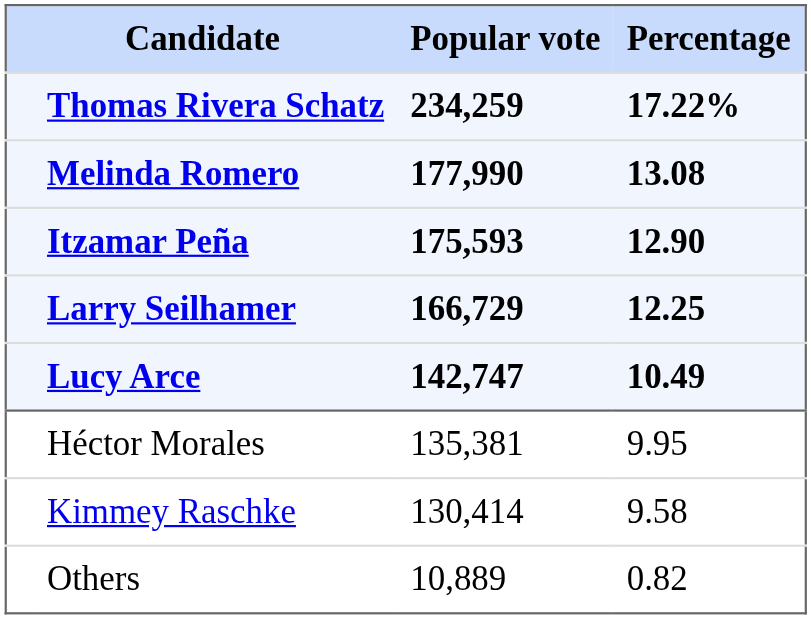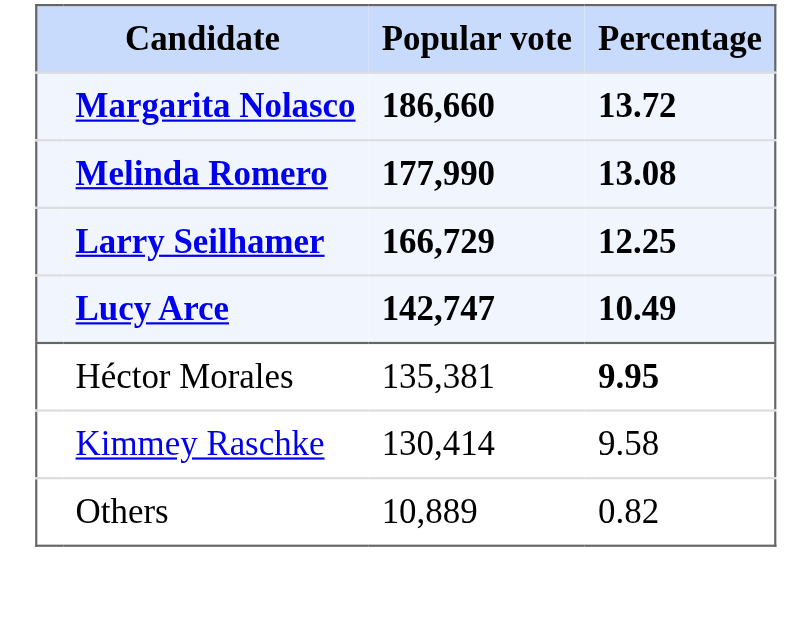- row: (216, 105)
+ row: (216, 105)
- row: (148, 241)
(657, 443) normal -> (629, 376) bold
